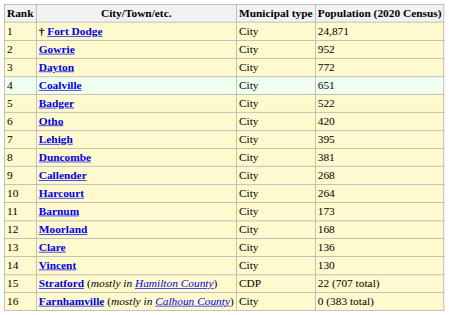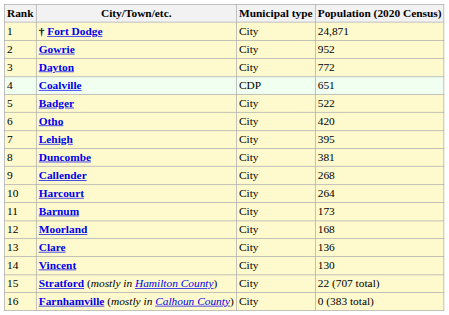(249, 85) City -> (250, 85) CDP
(250, 283) CDP -> (249, 283) City
